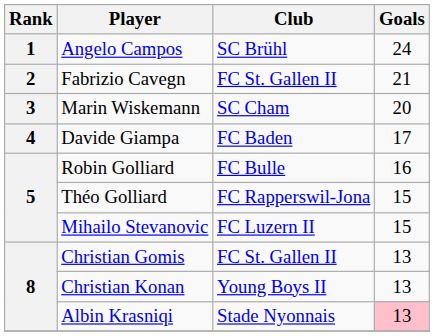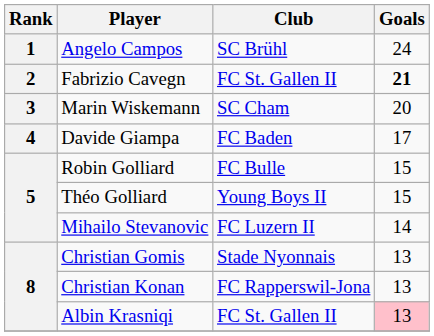(402, 78) normal -> (402, 78) bold
(402, 167) 16 -> (402, 167) 15
(294, 197) FC Rapperswil-Jona -> (272, 197) Young Boys II
(402, 227) 15 -> (402, 227) 14
(277, 256) FC St. Gallen II -> (276, 256) Stade Nyonnais
(272, 286) Young Boys II -> (294, 286) FC Rapperswil-Jona
(276, 316) Stade Nyonnais -> (277, 316) FC St. Gallen II
